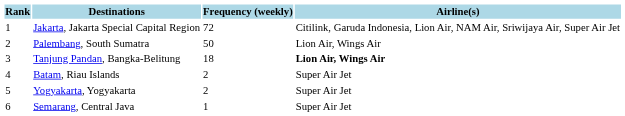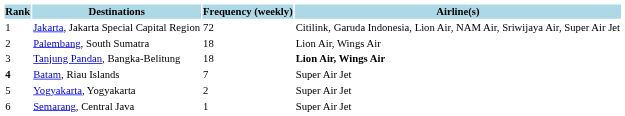(208, 43) 50 -> (208, 43) 18
(8, 74) normal -> (8, 74) bold
(206, 74) 2 -> (206, 74) 7
